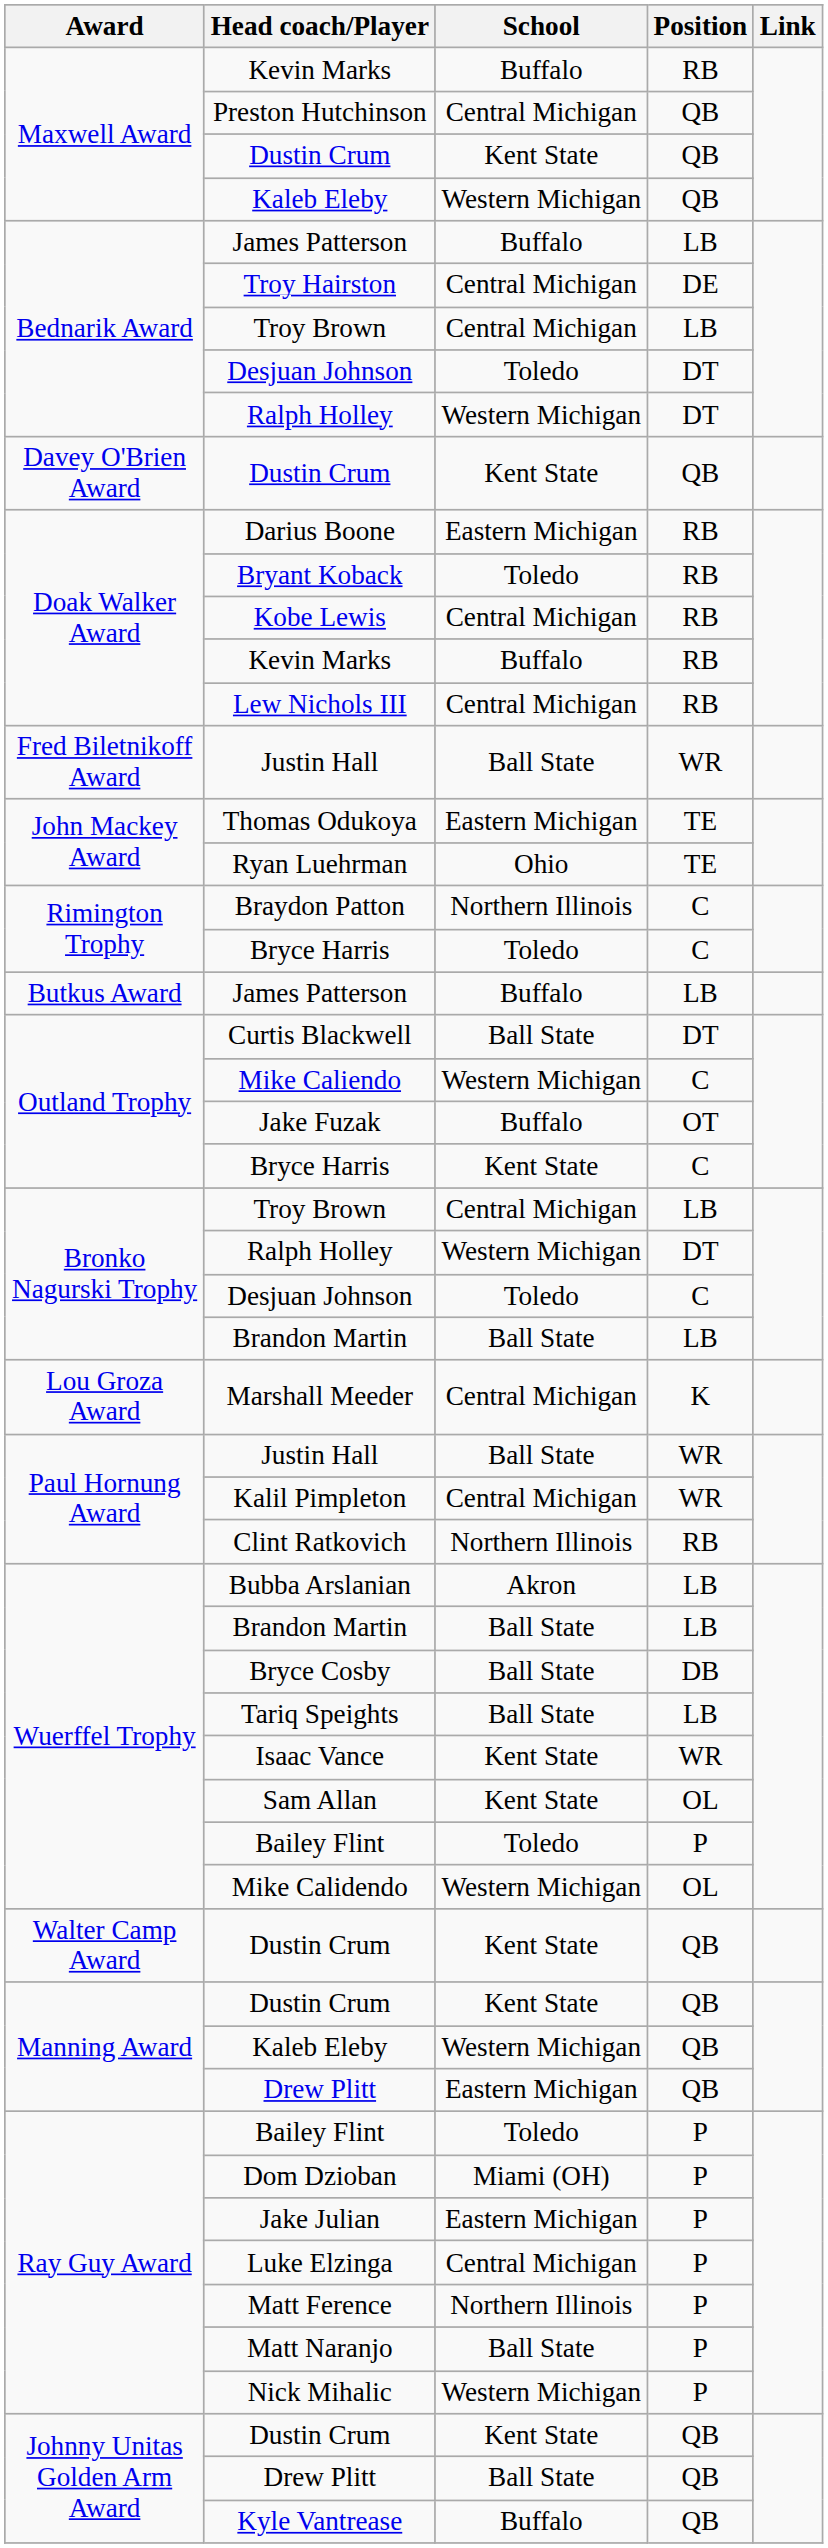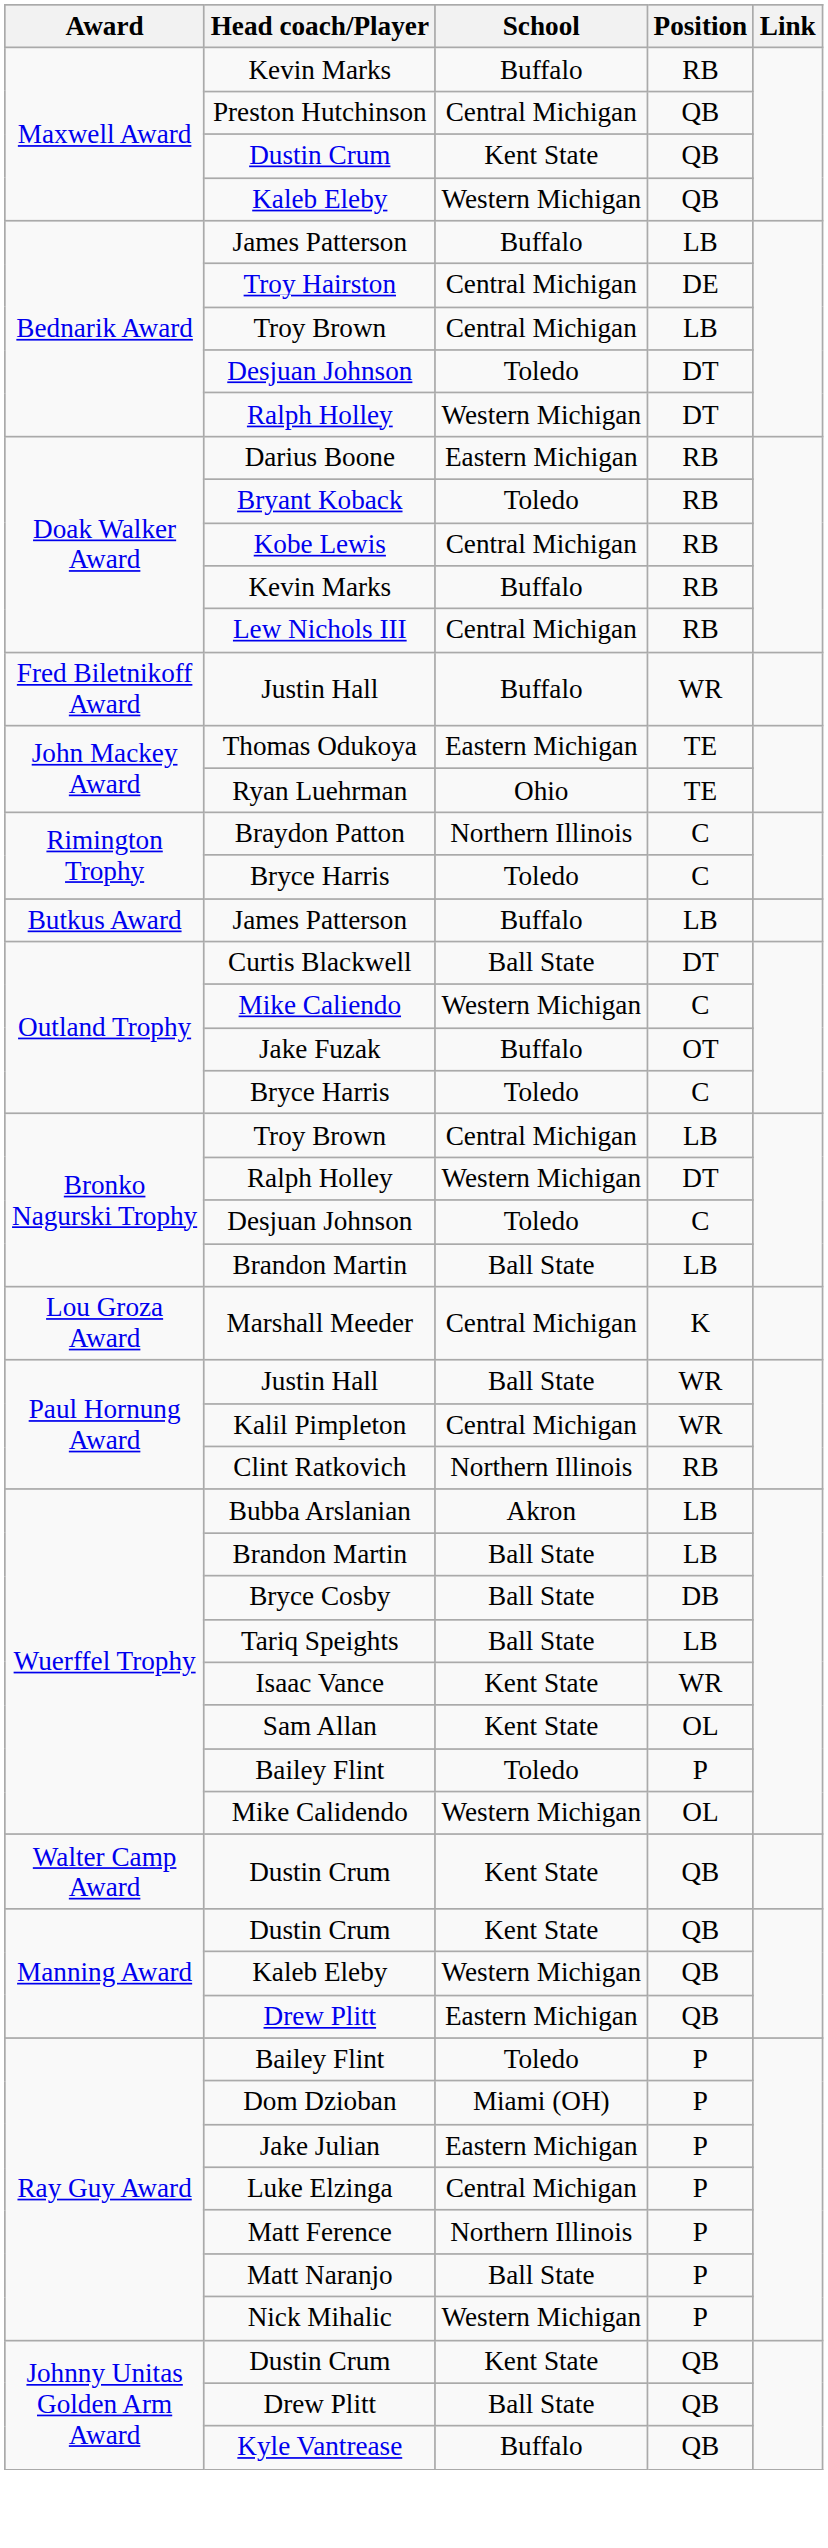- row: (105, 472)
(541, 762) Ball State -> (541, 688) Buffalo
(541, 1165) Kent State -> (541, 1091) Toledo
